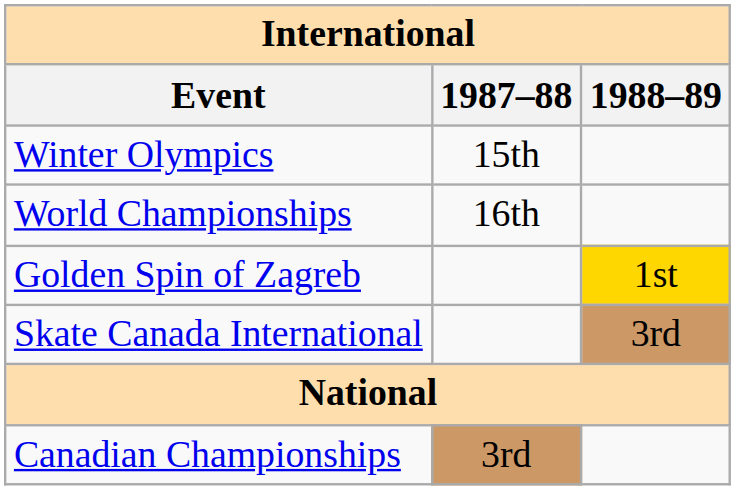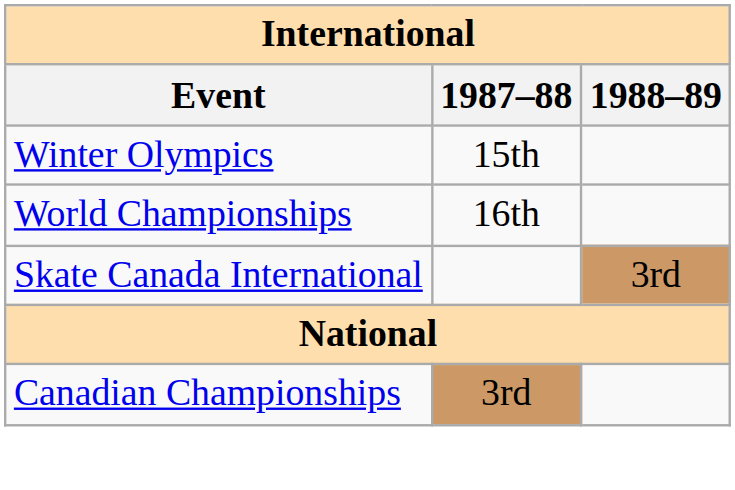- row: (187, 273)
